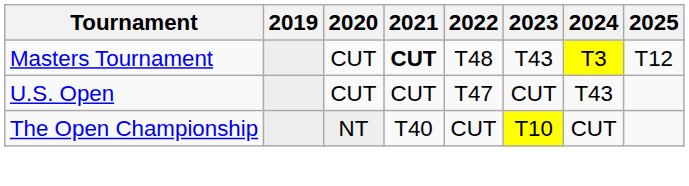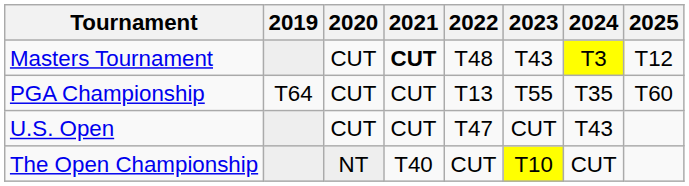+ row: (107, 93)
